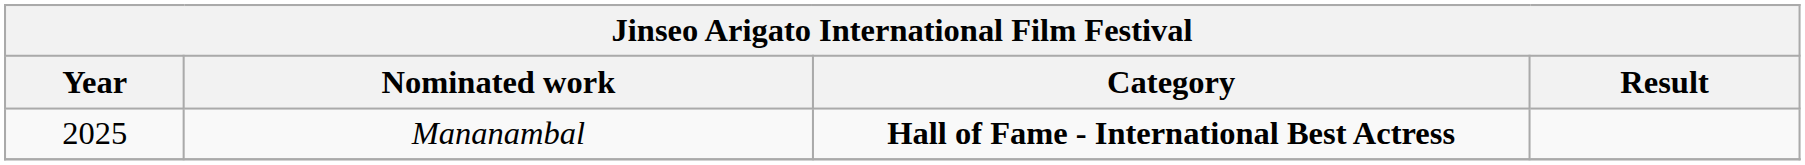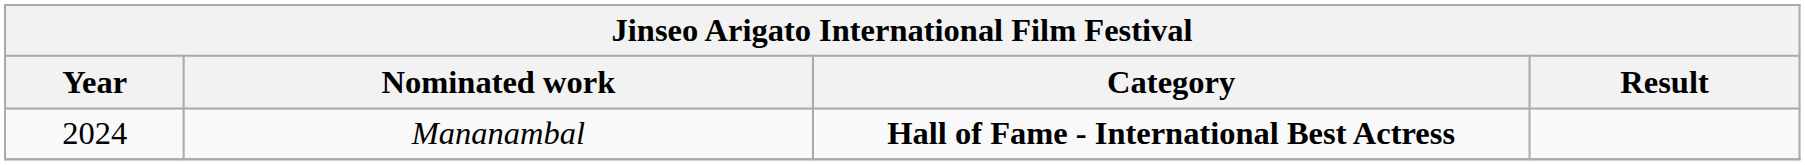(95, 133) 2025 -> (95, 133) 2024
